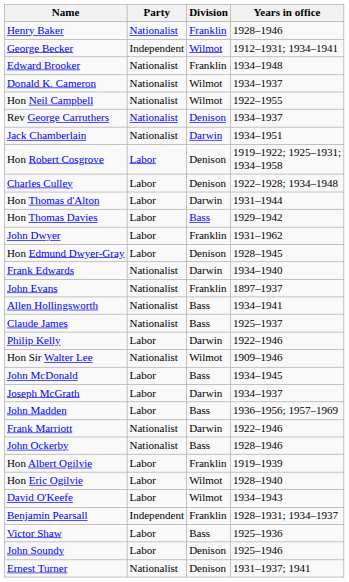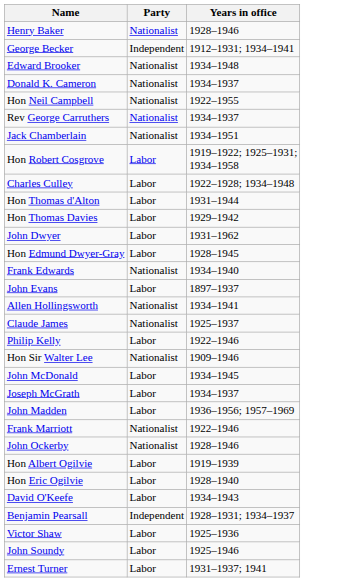- column: (208, 13)
(154, 288) Nationalist -> (143, 288) Labor
(154, 568) Nationalist -> (143, 568) Labor
